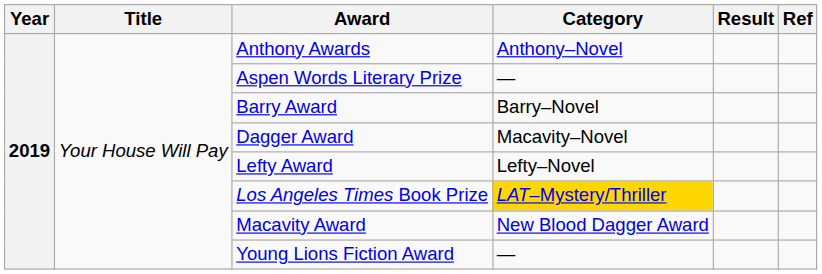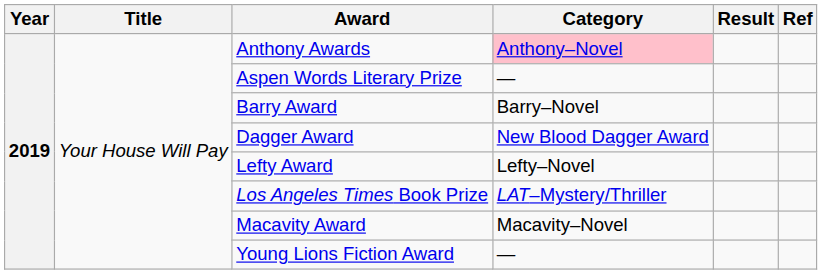(560, 48) no background -> (560, 48) pink background
(562, 136) Macavity–Novel -> (603, 136) New Blood Dagger Award
(582, 195) gold background -> (582, 195) no background
(603, 225) New Blood Dagger Award -> (562, 225) Macavity–Novel
